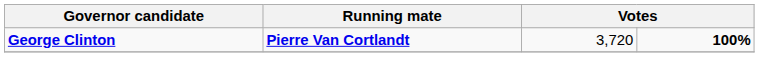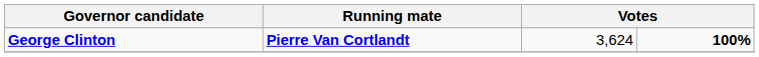(615, 39) 3,720 -> (615, 39) 3,624
